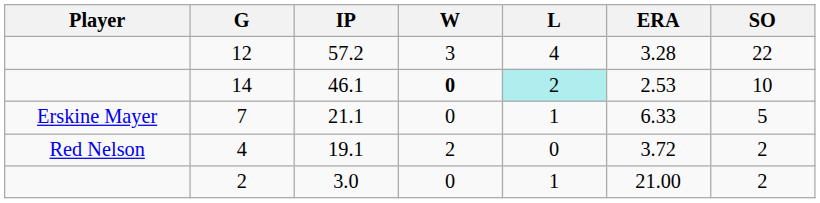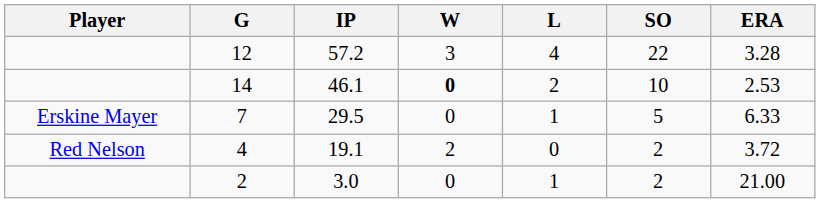columns swapped: (658, 20) <-> (762, 20)
(554, 85) paleturquoise background -> (554, 85) no background
(346, 117) 21.1 -> (346, 117) 29.5
